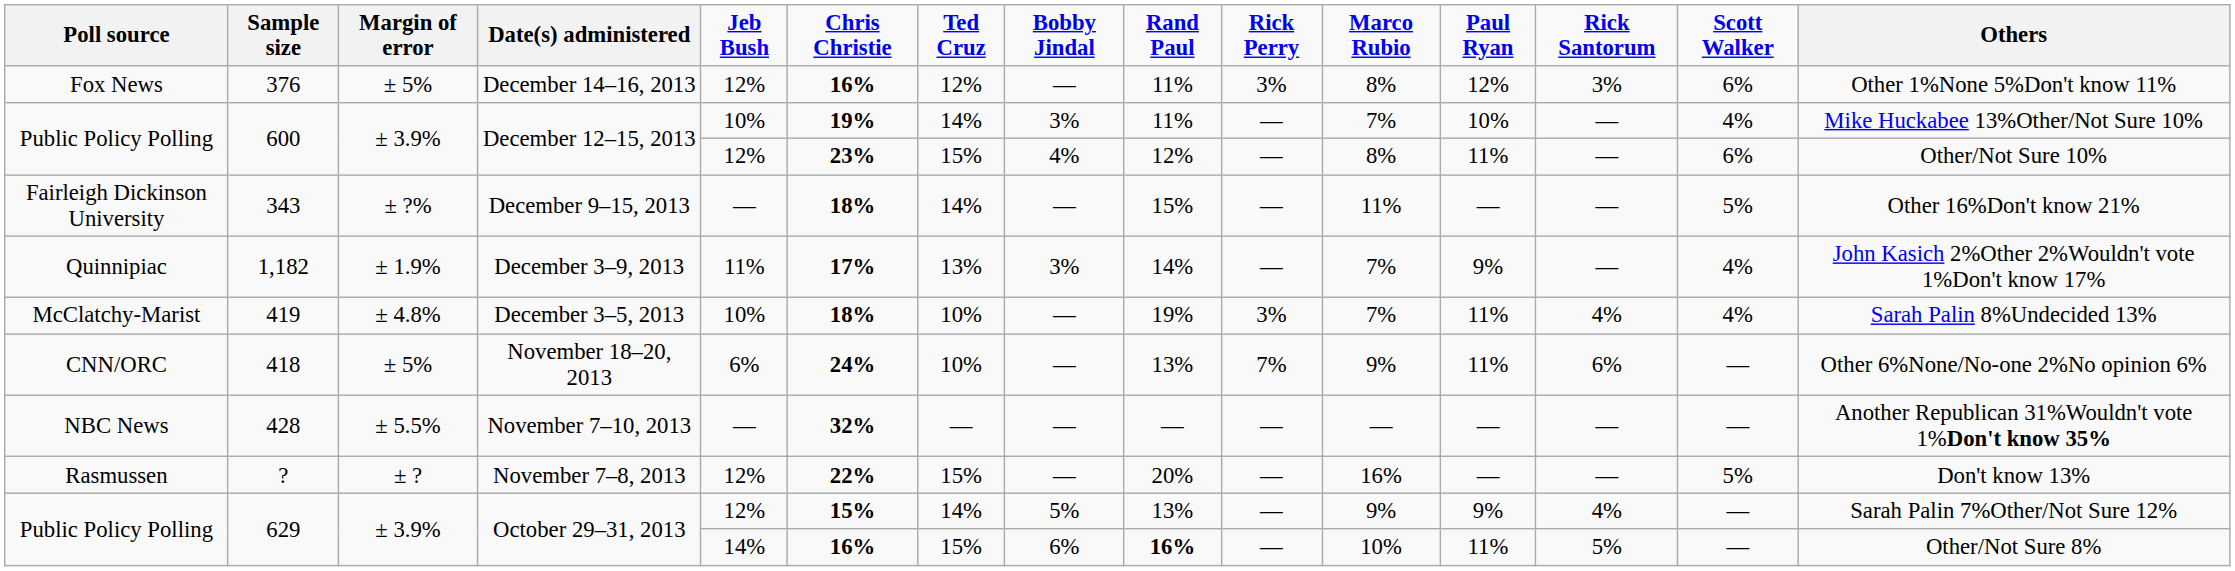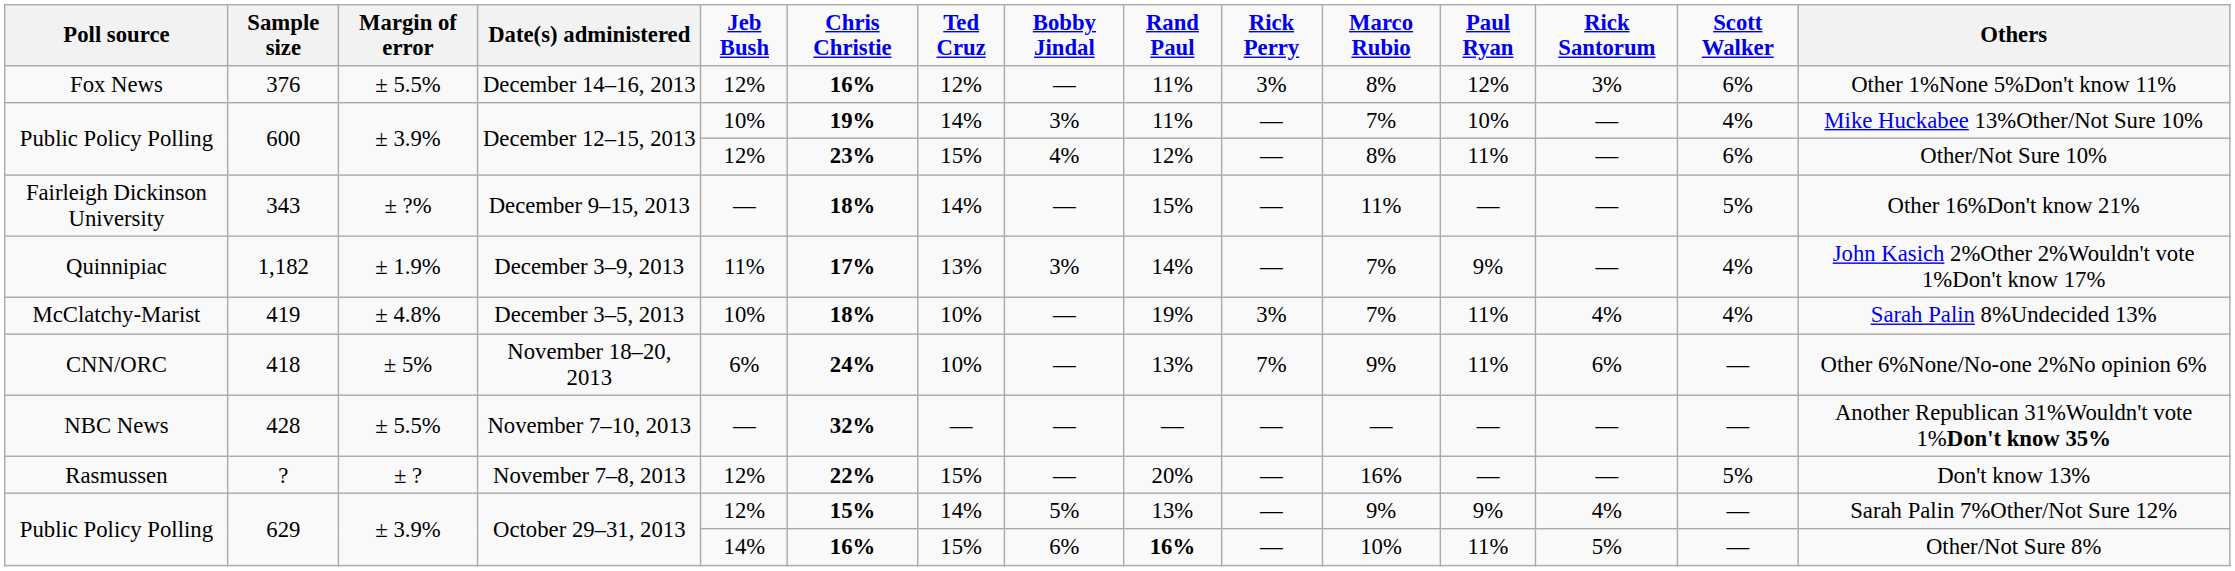(408, 84) ± 5% -> (408, 84) ± 5.5%
